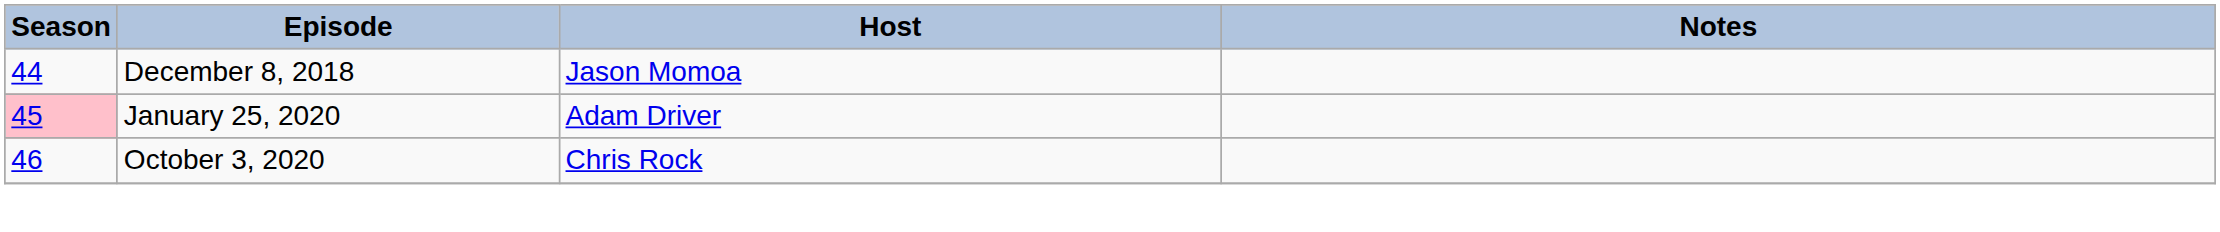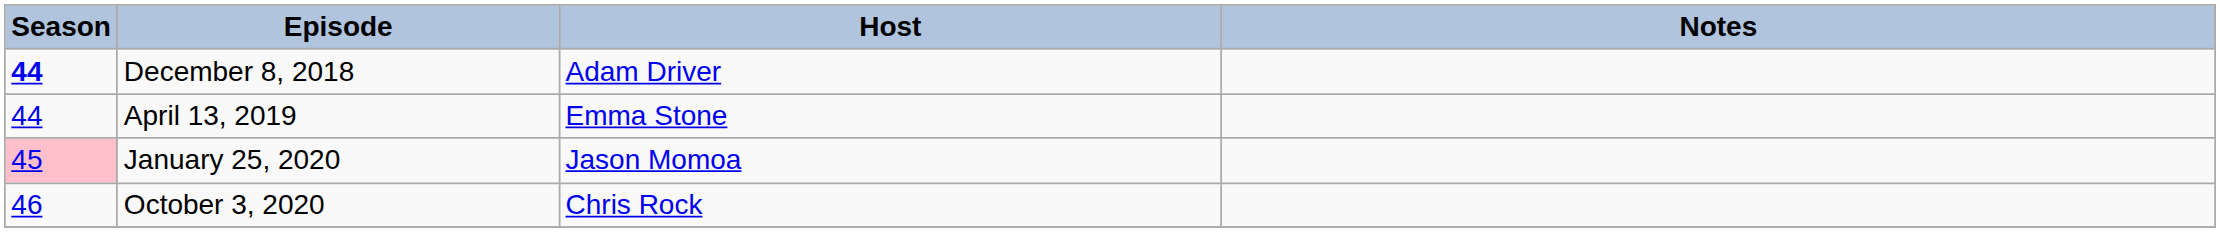(27, 71) normal -> (27, 71) bold
(653, 71) Jason Momoa -> (643, 71) Adam Driver
+ row: (210, 115)
(643, 115) Adam Driver -> (653, 159) Jason Momoa
